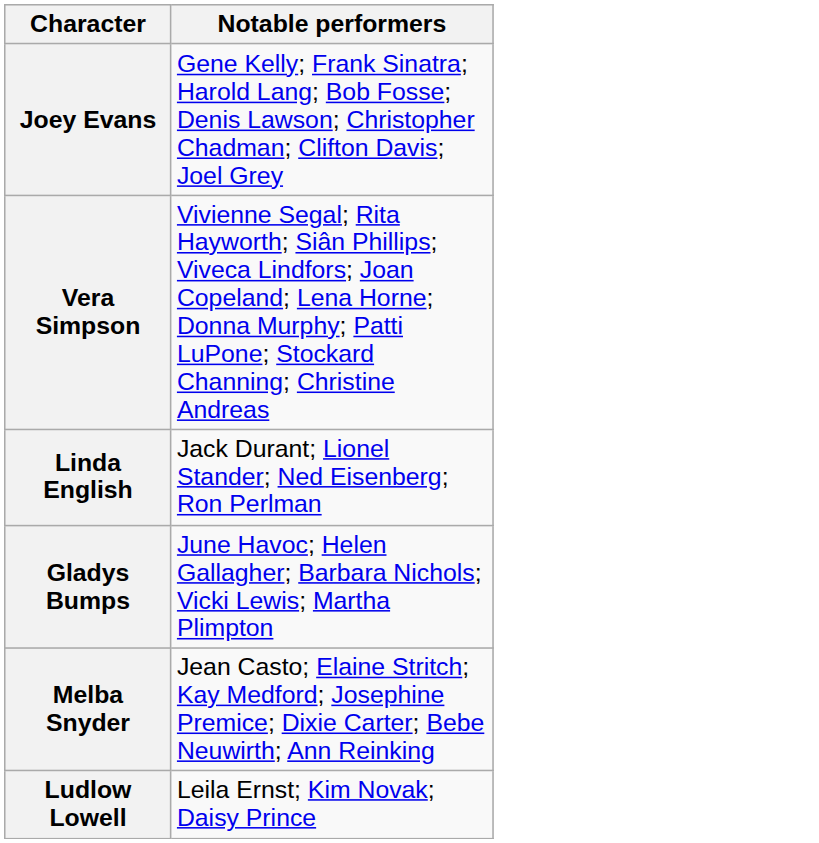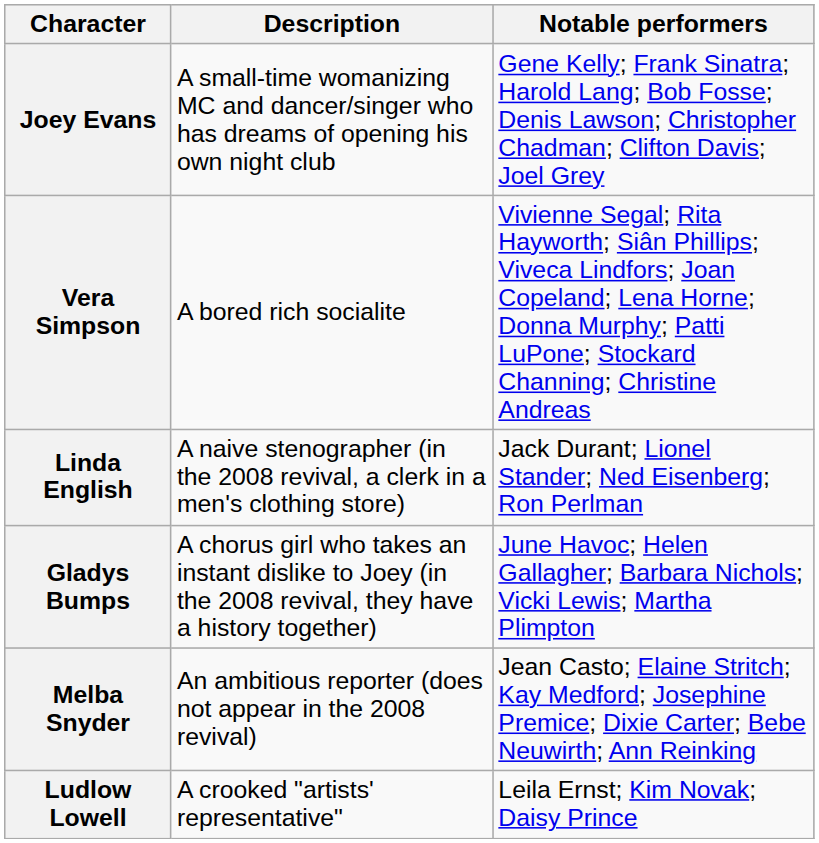+ column: (332, 24)
